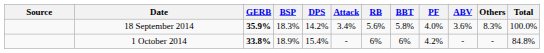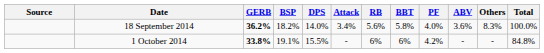(259, 26) 35.9% -> (259, 26) 36.2%
(288, 26) 18.3% -> (288, 26) 18.2%
(317, 26) 14.2% -> (317, 26) 14.0%
(288, 41) 18.9% -> (288, 41) 19.1%
(317, 41) 15.4% -> (317, 41) 15.5%
